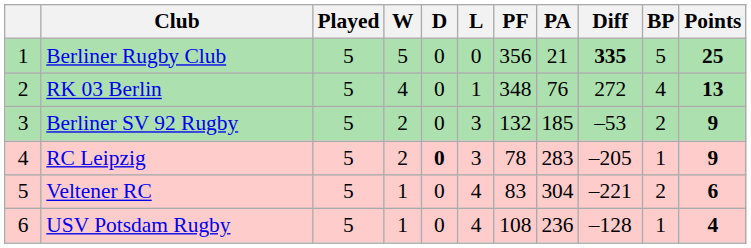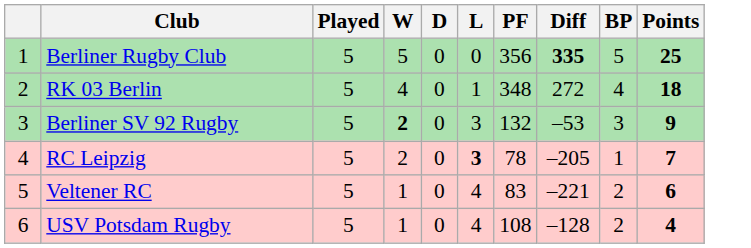- column: (557, 21)
(713, 89) 13 -> (671, 89) 18
(403, 123) normal -> (403, 123) bold
(661, 123) 2 -> (619, 123) 3
(439, 157) bold -> (439, 157) normal
(476, 157) normal -> (476, 157) bold
(713, 157) 9 -> (671, 157) 7
(661, 225) 1 -> (619, 225) 2
